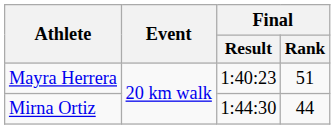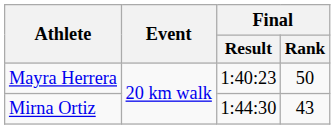(305, 78) 51 -> (305, 78) 50
(305, 108) 44 -> (305, 108) 43
